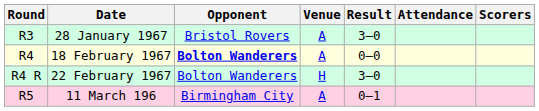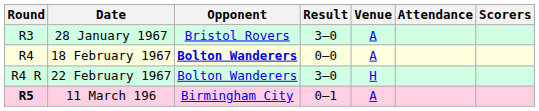columns swapped: (322, 15) <-> (369, 15)
(26, 96) normal -> (26, 96) bold
